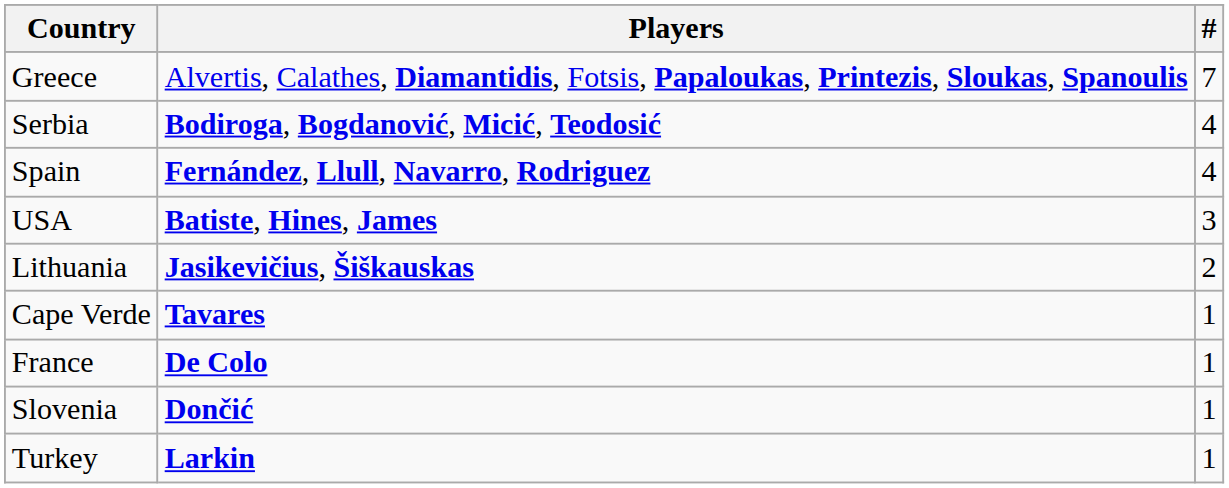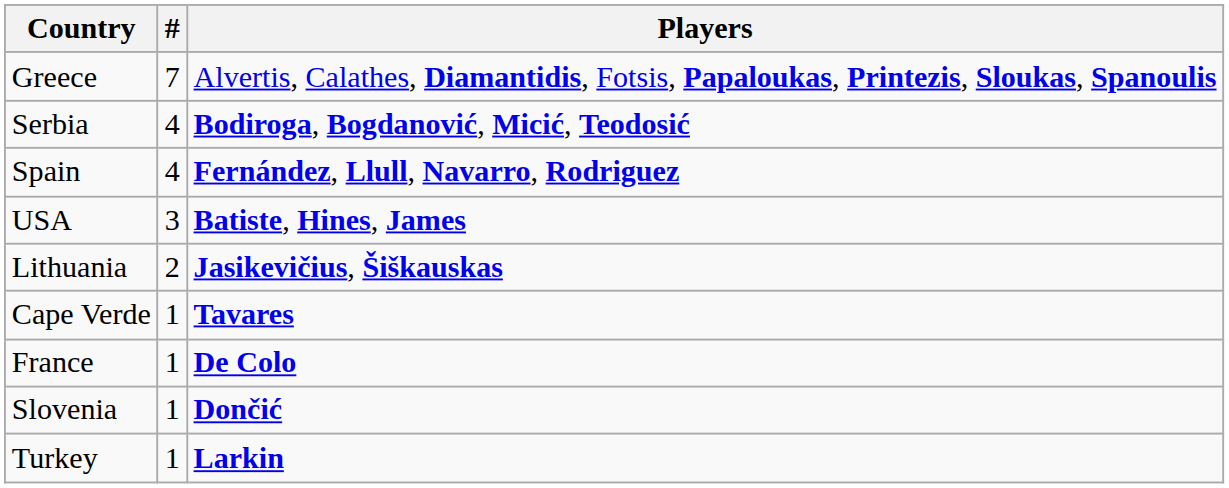columns swapped: (1209, 28) <-> (676, 28)
